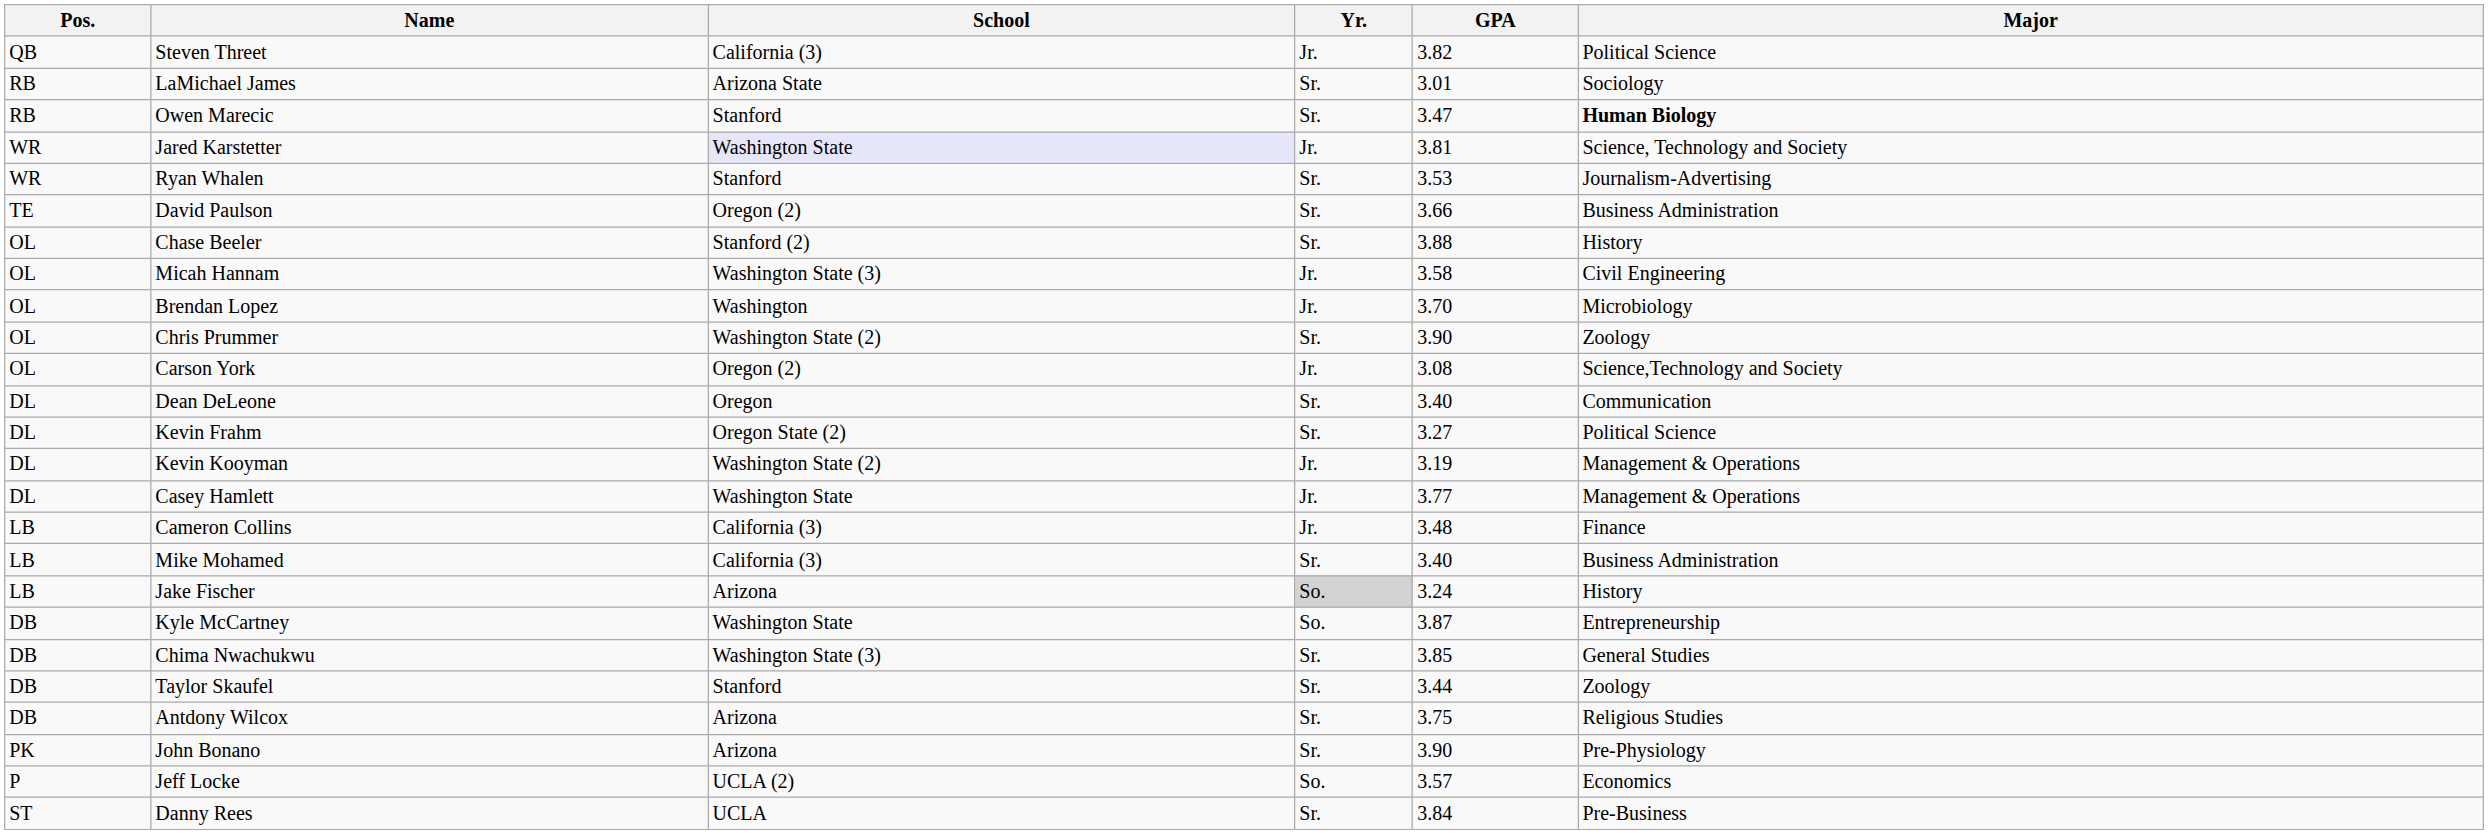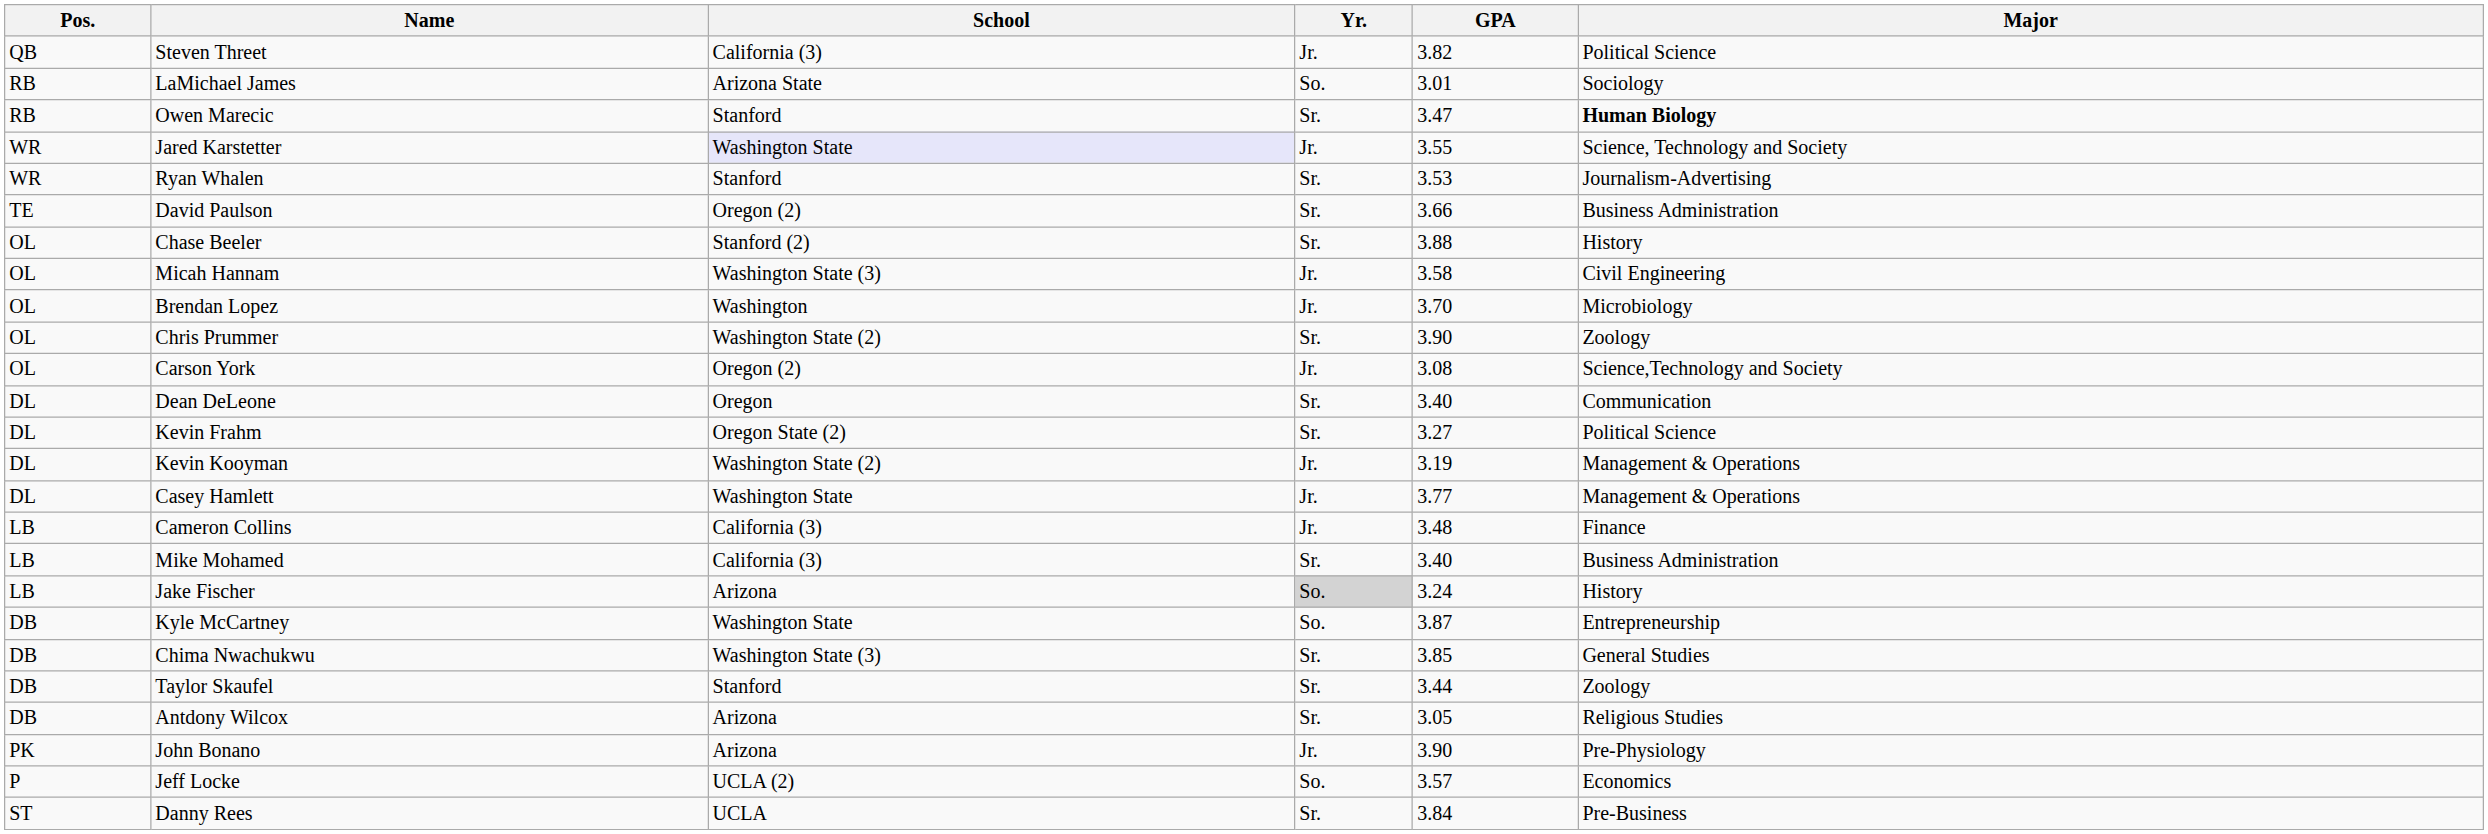(1310, 83) Sr. -> (1312, 83) So.
(1435, 147) 3.81 -> (1435, 147) 3.55
(1435, 718) 3.75 -> (1435, 718) 3.05
(1310, 749) Sr. -> (1309, 749) Jr.
